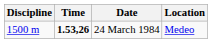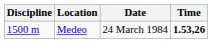columns swapped: (73, 13) <-> (185, 13)
